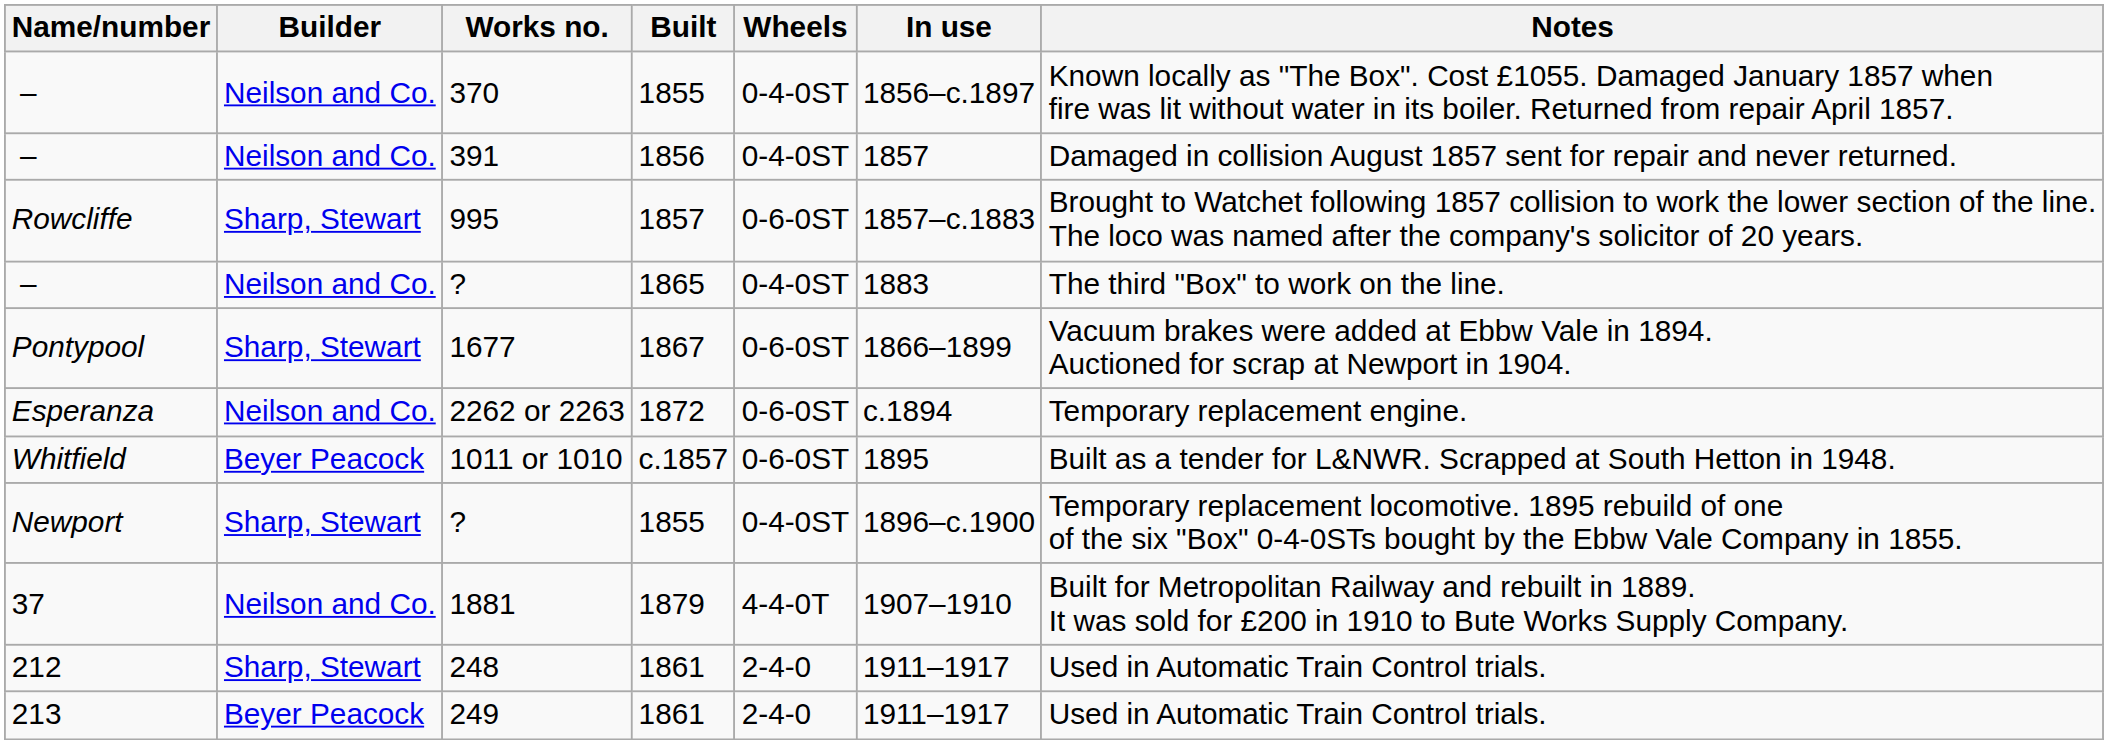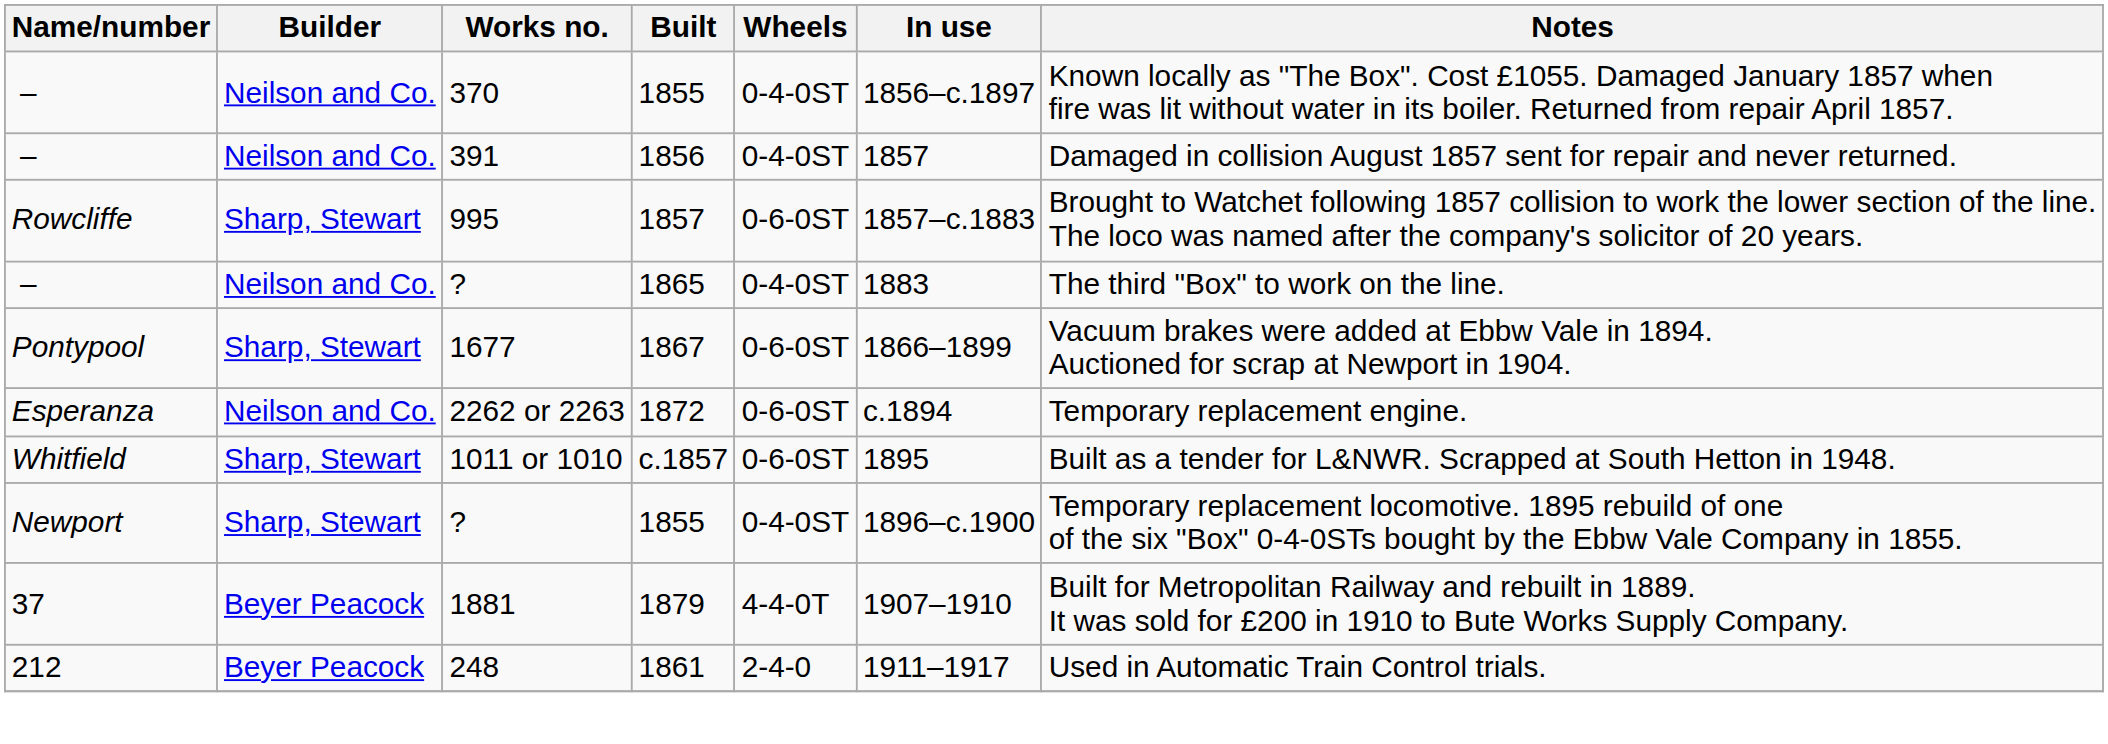(324, 458) Beyer Peacock -> (322, 458) Sharp, Stewart
(330, 603) Neilson and Co. -> (324, 603) Beyer Peacock
(322, 667) Sharp, Stewart -> (324, 667) Beyer Peacock
- row: (37, 714)
